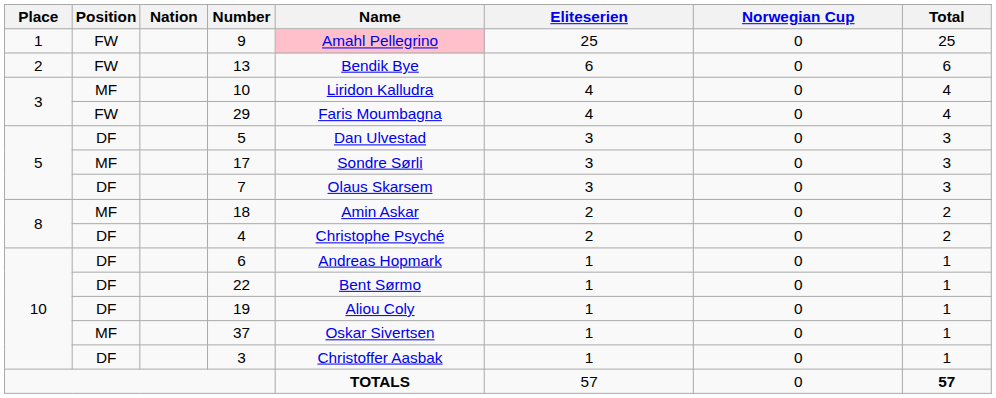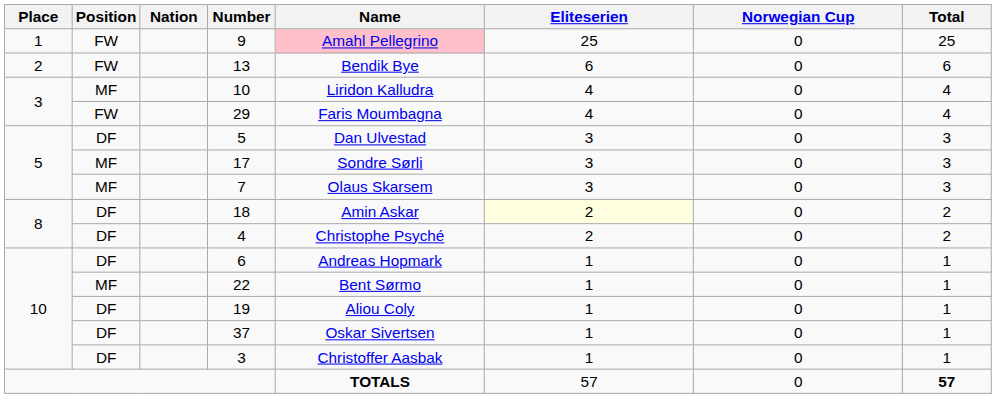(106, 187) DF -> (106, 187) MF
(106, 211) MF -> (106, 211) DF
(589, 211) no background -> (589, 211) lightyellow background
(106, 284) DF -> (106, 284) MF
(106, 333) MF -> (106, 333) DF
